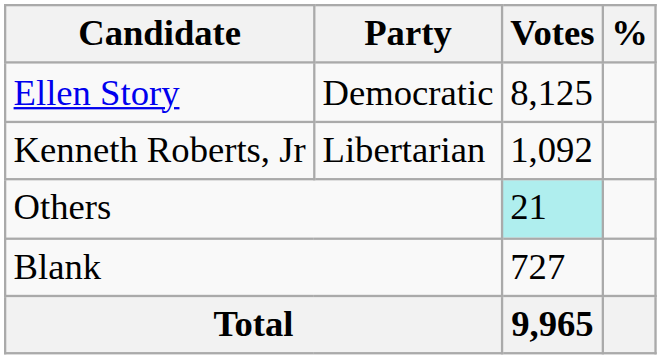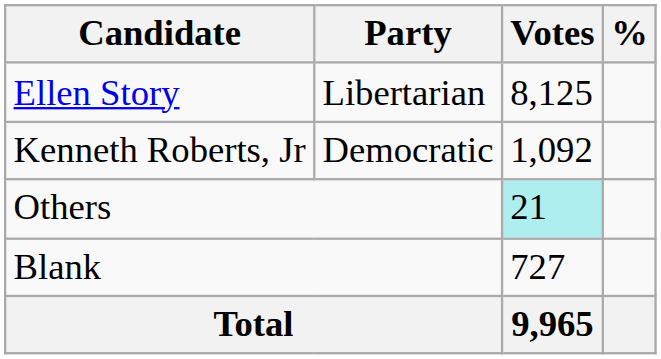(408, 91) Democratic -> (404, 91) Libertarian
(404, 149) Libertarian -> (408, 149) Democratic
